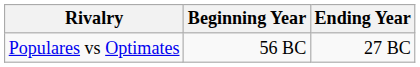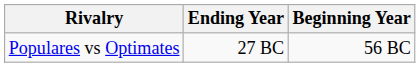columns swapped: (247, 18) <-> (363, 18)
